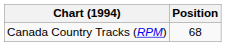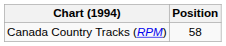(195, 32) 68 -> (195, 32) 58
